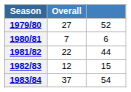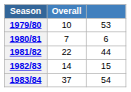(67, 25) 27 -> (67, 25) 10
(106, 25) 52 -> (106, 25) 53
(67, 66) 12 -> (67, 66) 14
